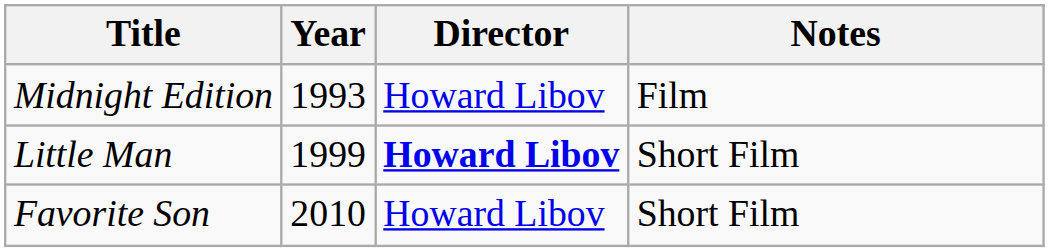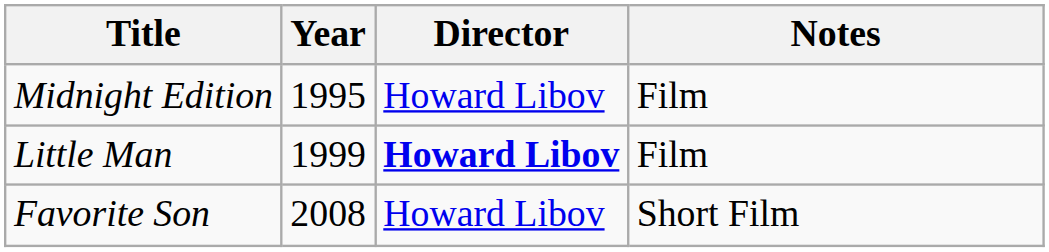(328, 94) 1993 -> (328, 94) 1995
(718, 154) Short Film -> (672, 154) Film
(328, 214) 2010 -> (328, 214) 2008
